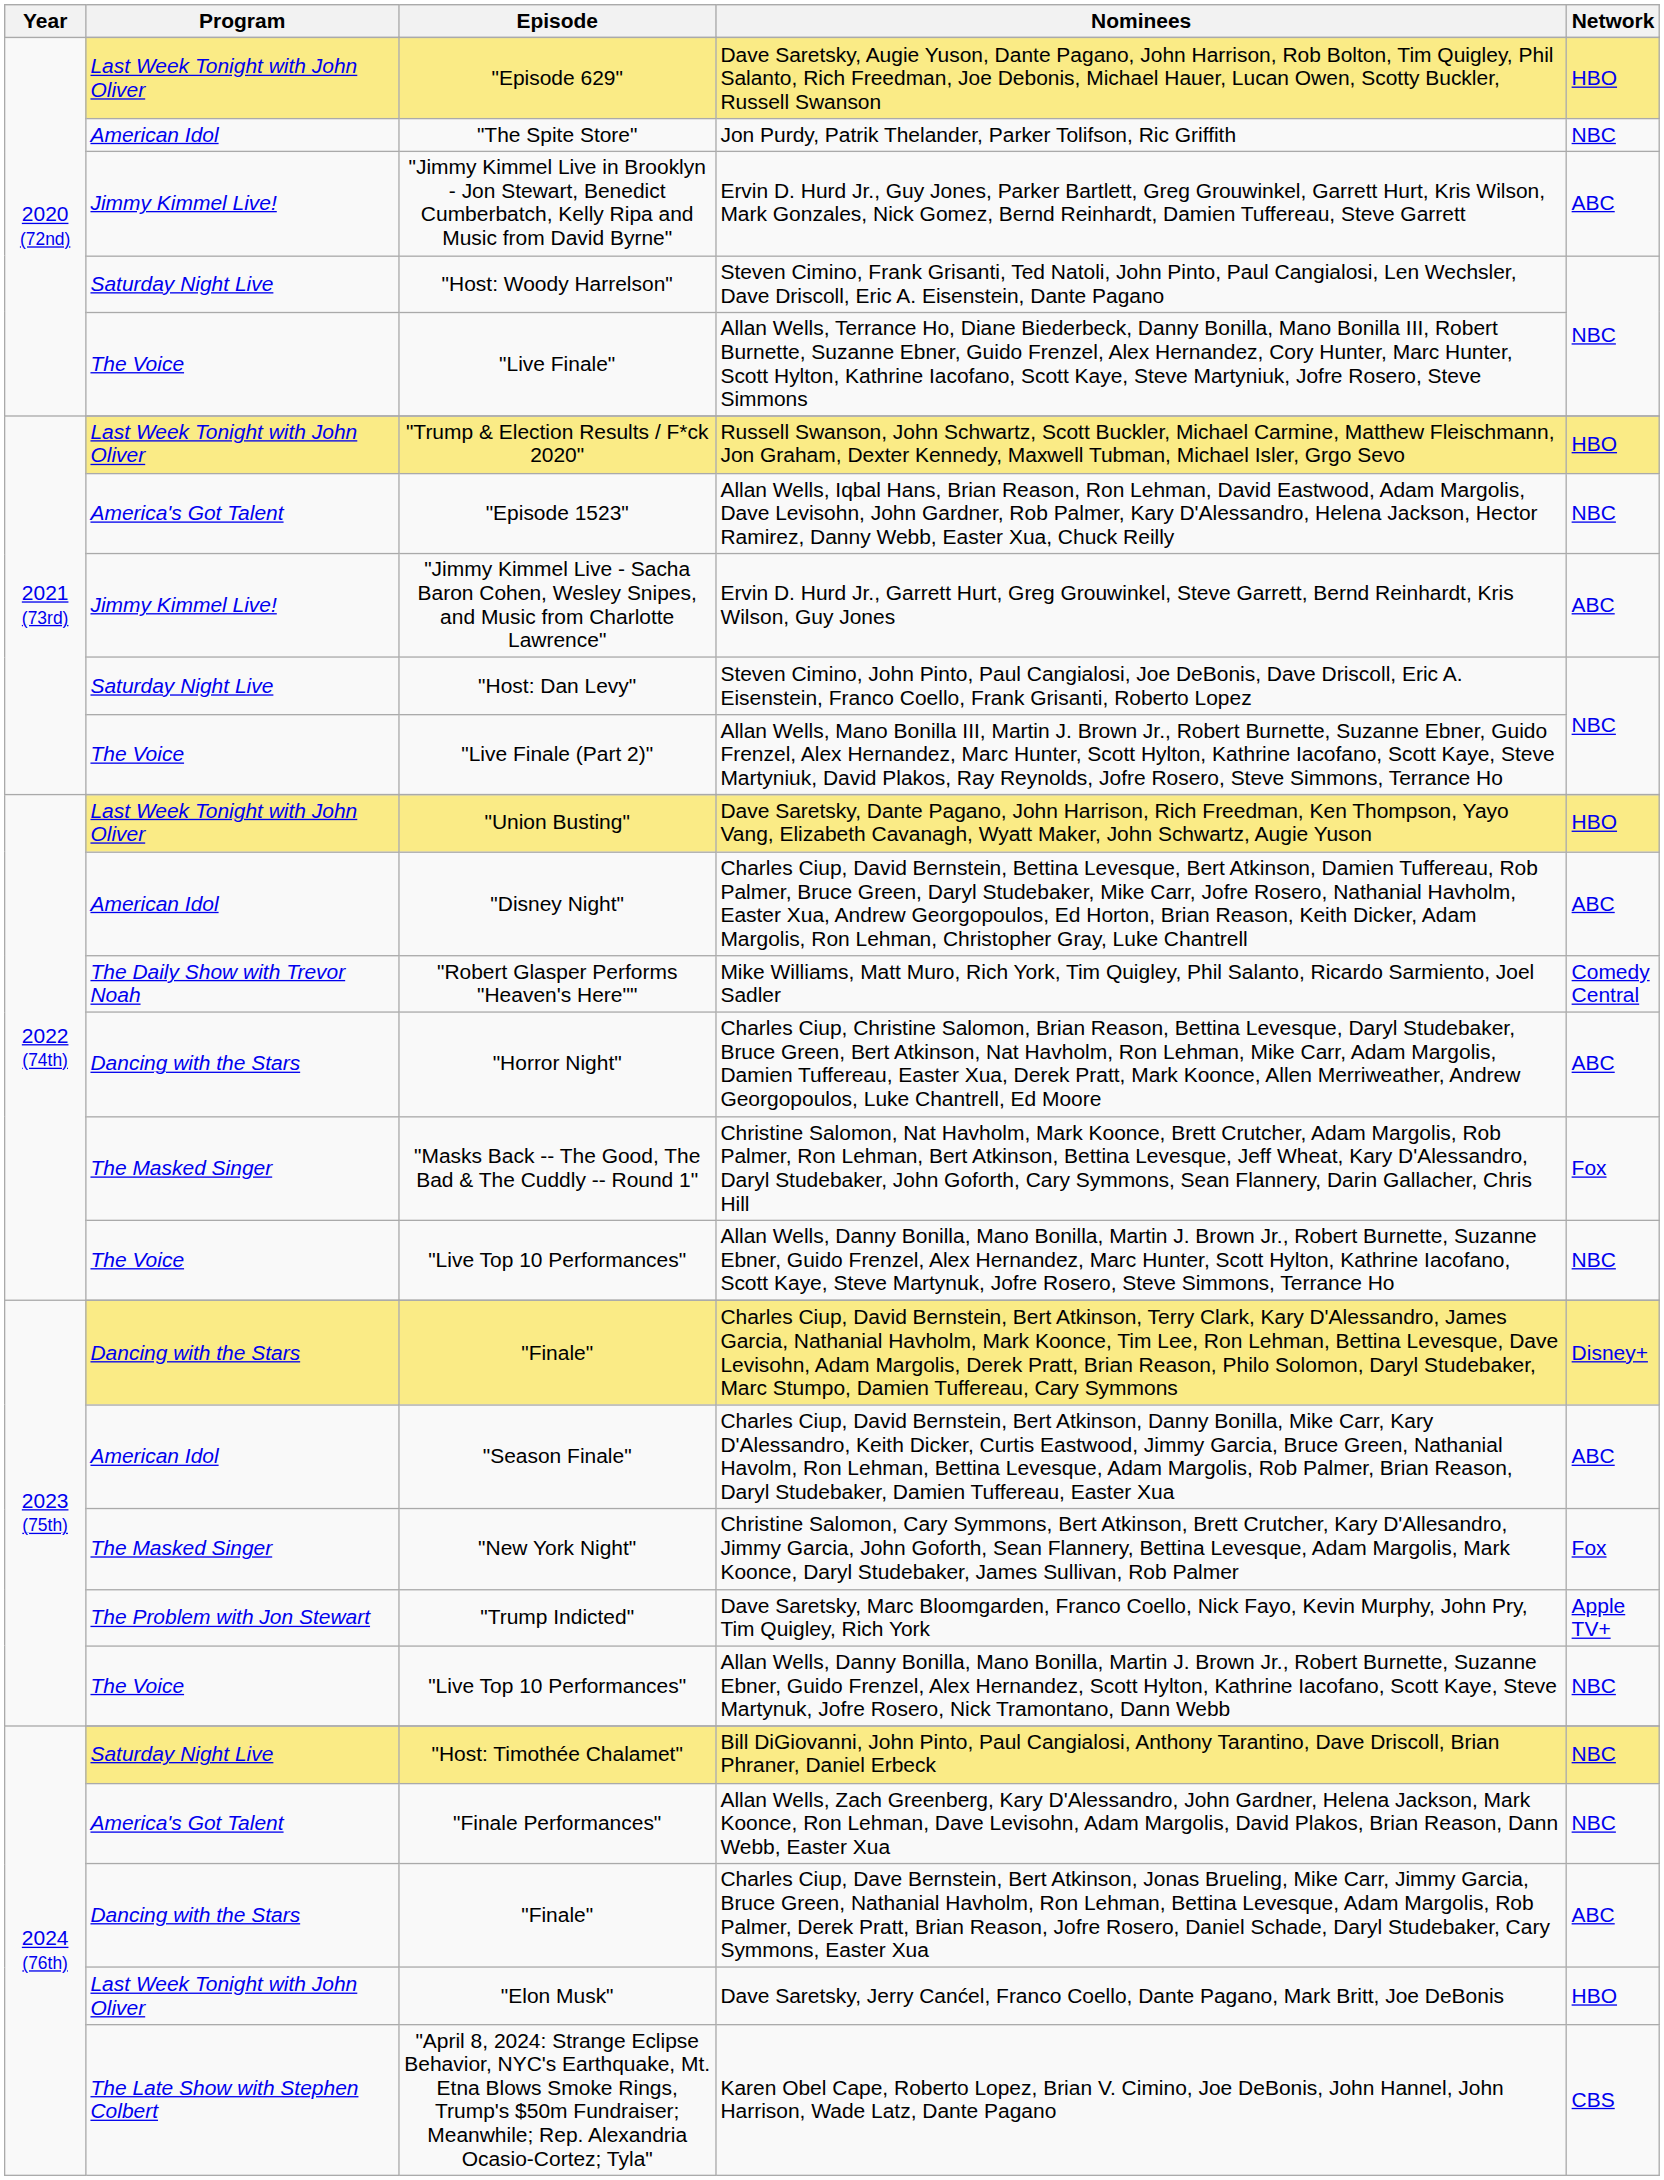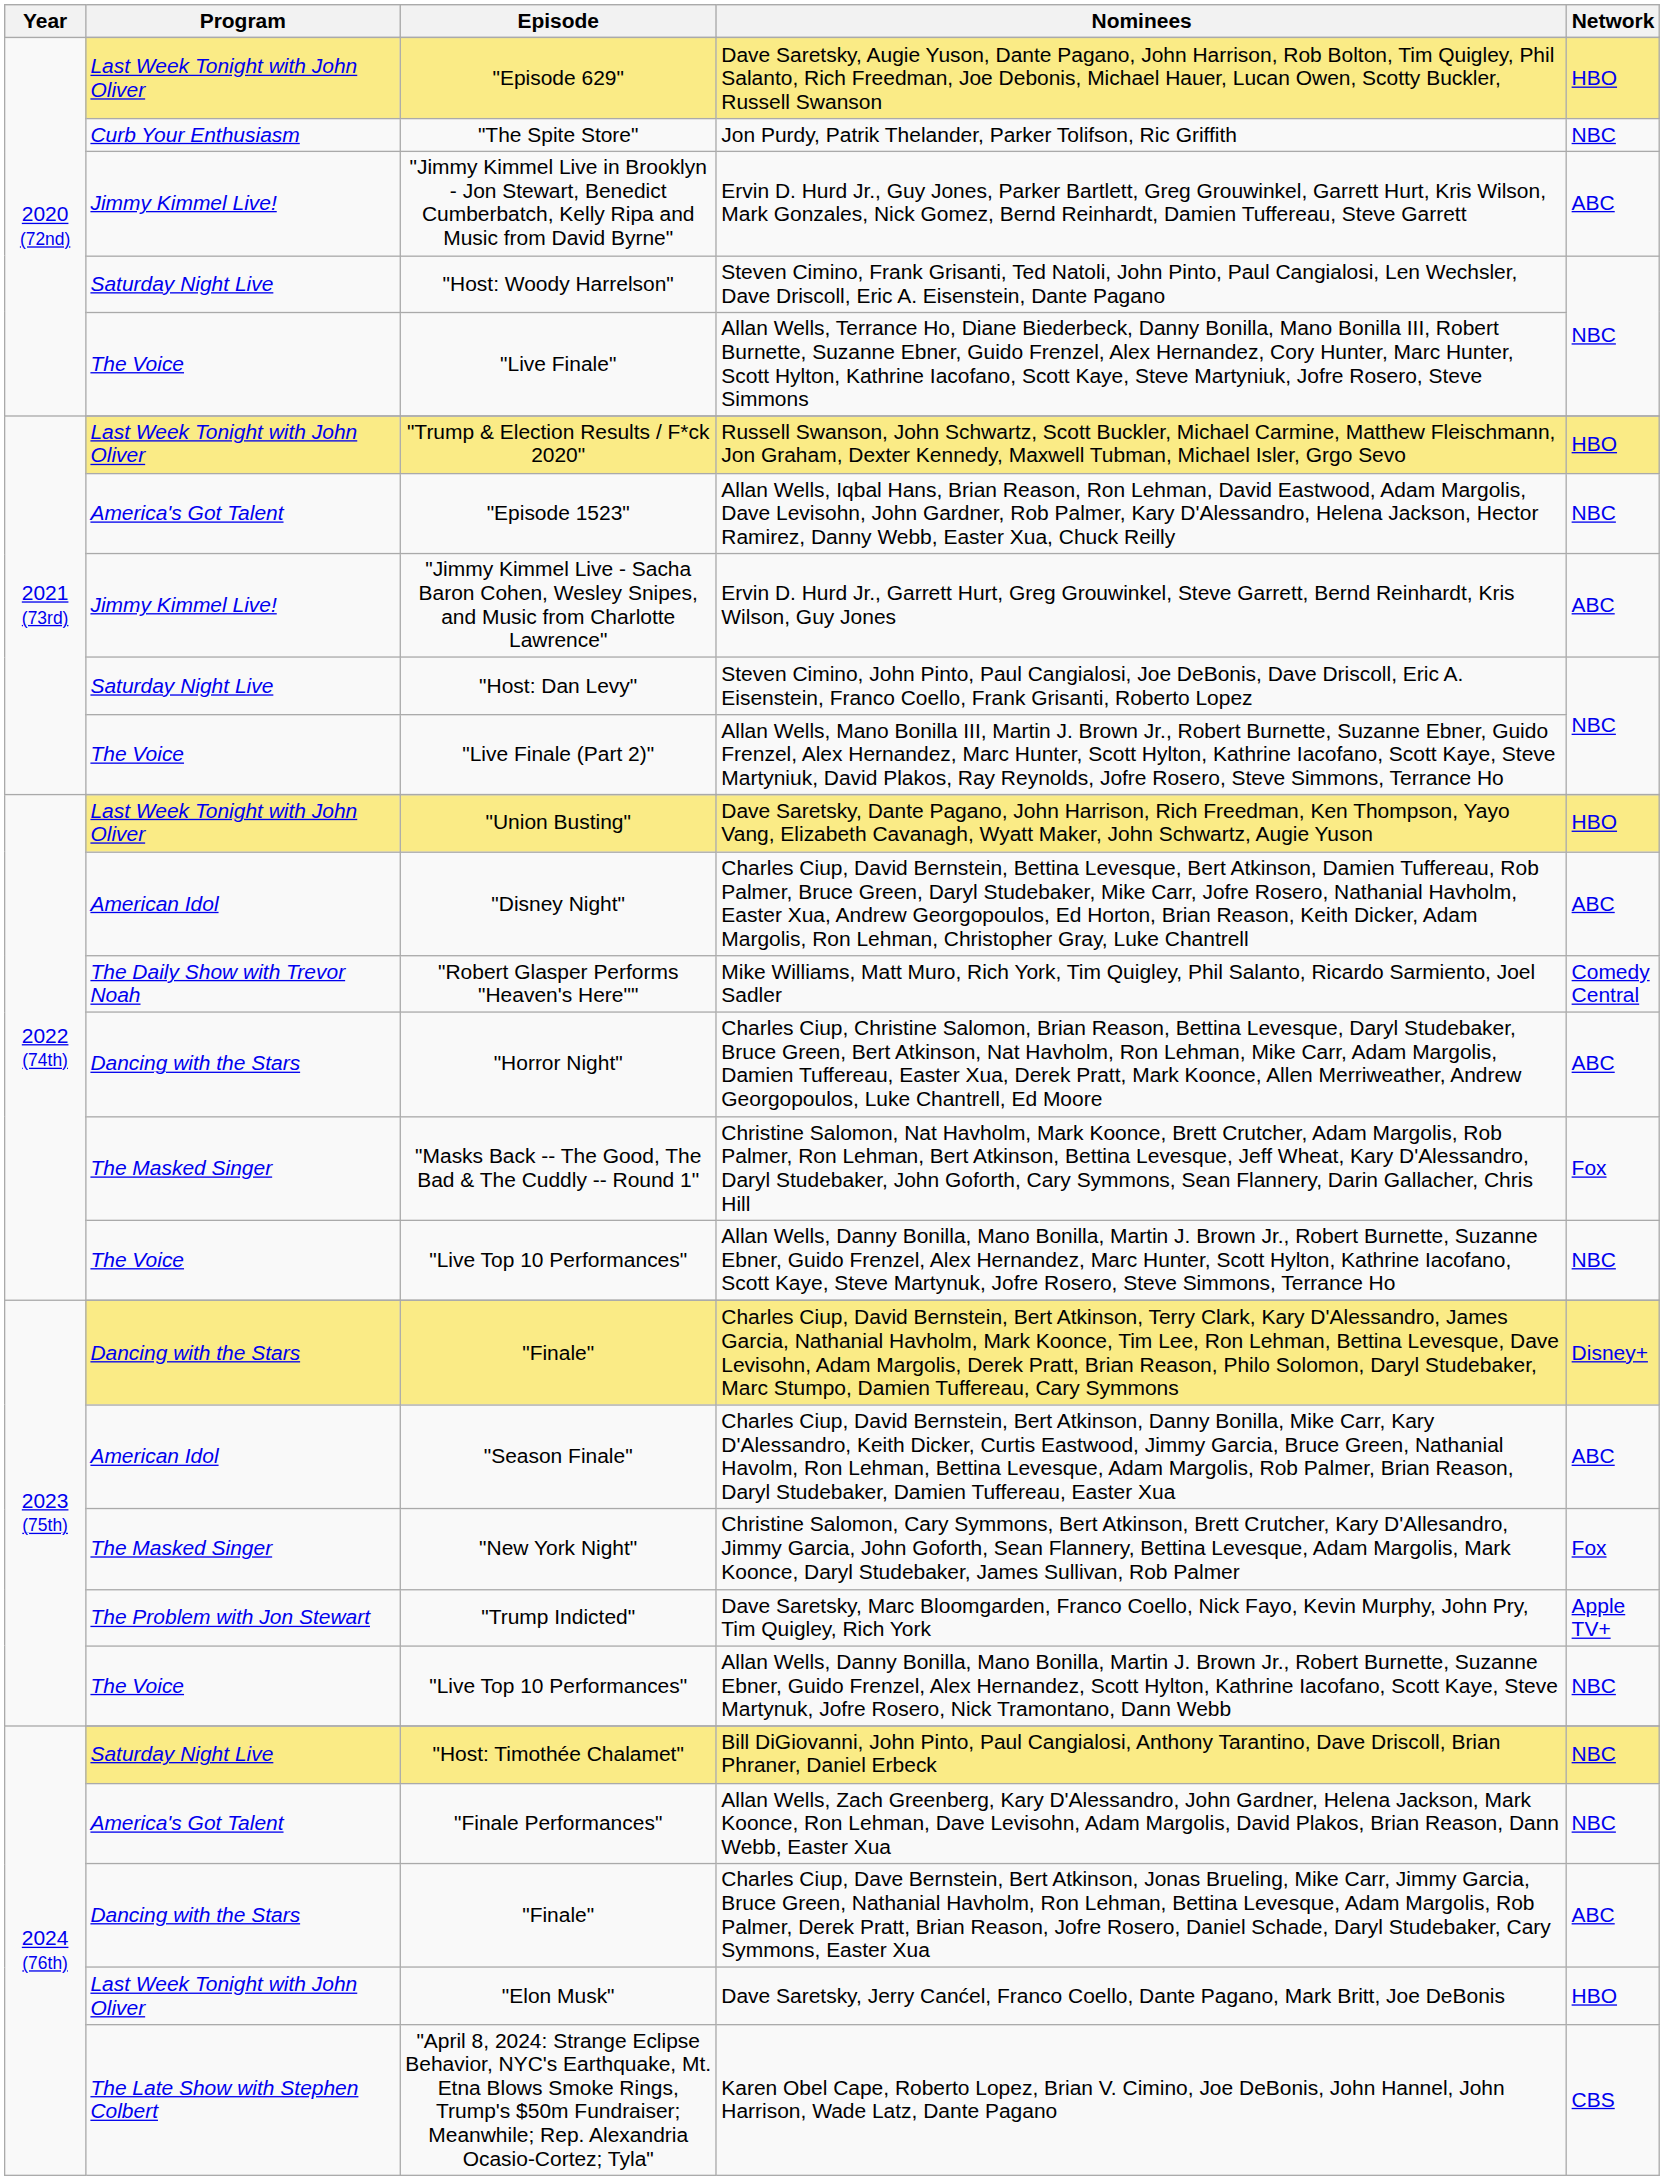(155, 134) American Idol -> (195, 134) Curb Your Enthusiasm
